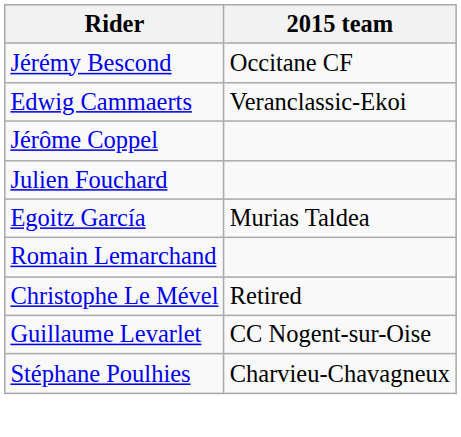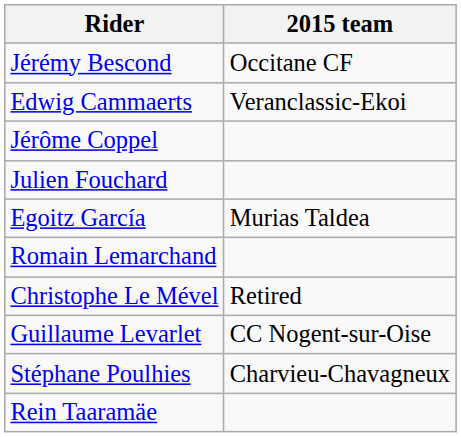+ row: (84, 412)
